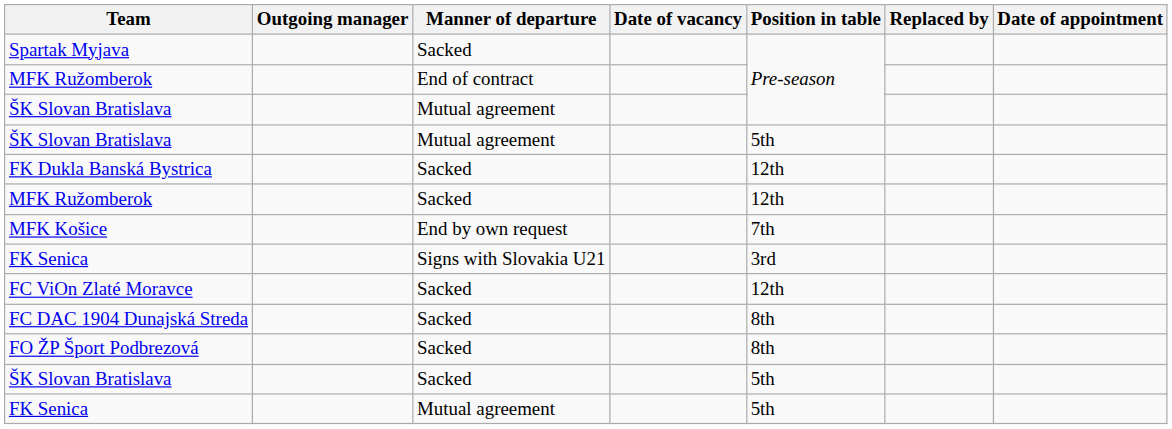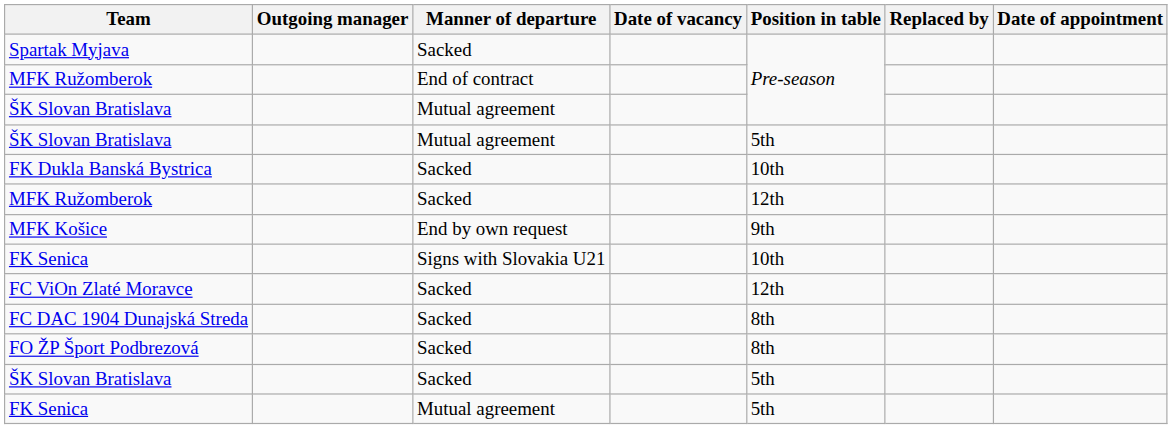(767, 169) 12th -> (767, 169) 10th
(763, 229) 7th -> (763, 229) 9th
(763, 259) 3rd -> (767, 259) 10th
